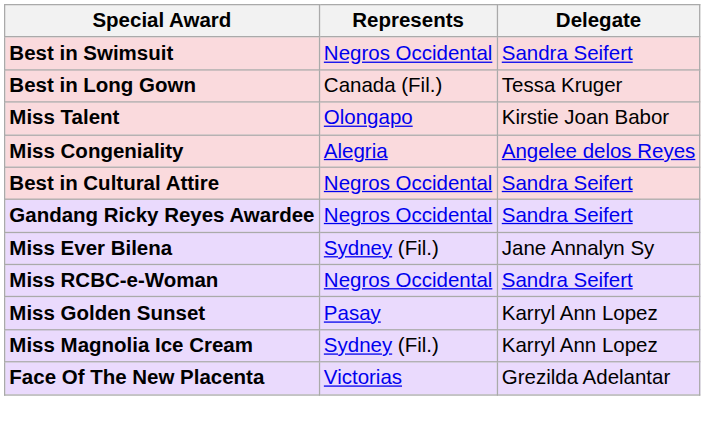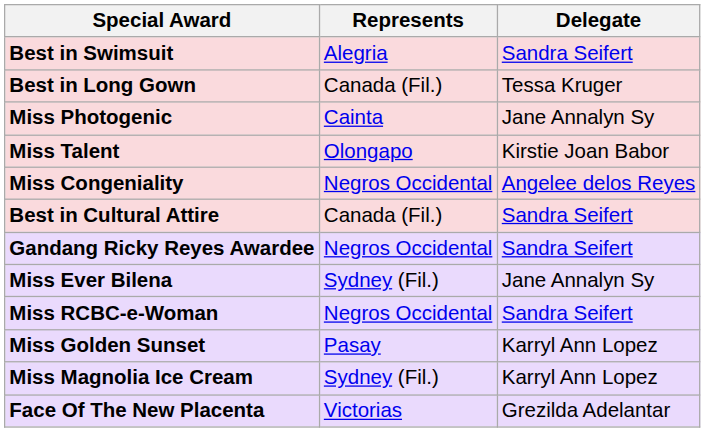(408, 53) Negros Occidental -> (356, 53) Alegria
+ row: (91, 118)
(356, 150) Alegria -> (408, 183) Negros Occidental
(408, 183) Negros Occidental -> (383, 215) Canada (Fil.)
